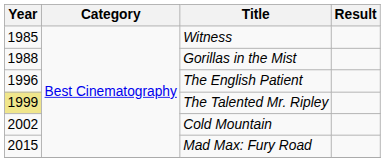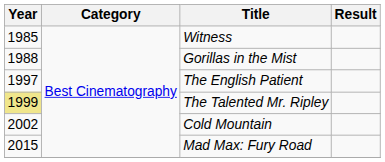(23, 80) 1996 -> (23, 80) 1997
